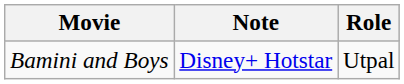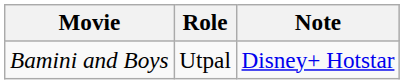columns swapped: (369, 22) <-> (256, 22)
